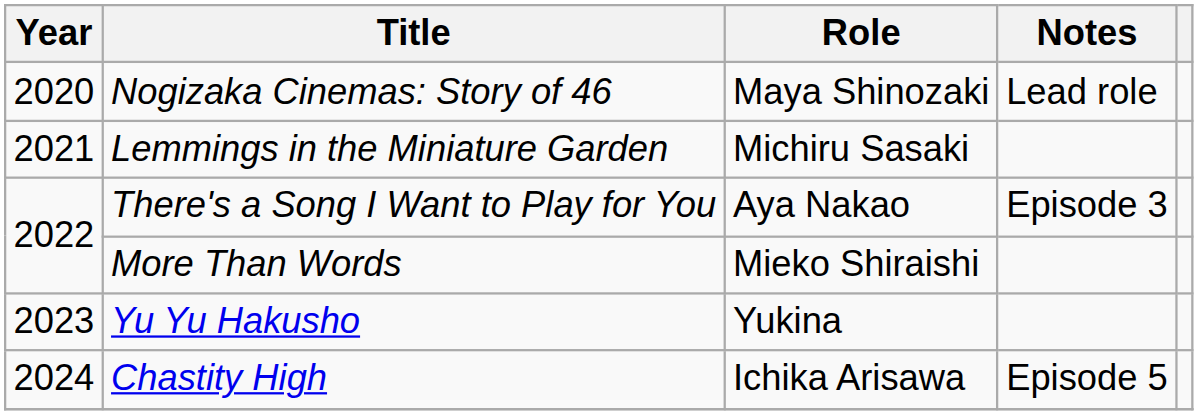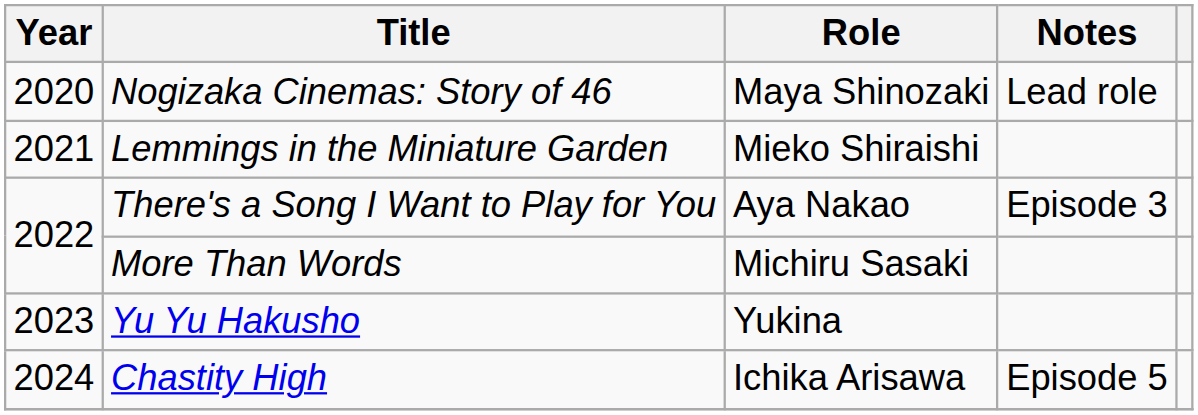(851, 148) Michiru Sasaki -> (856, 148) Mieko Shiraishi
(856, 263) Mieko Shiraishi -> (851, 263) Michiru Sasaki
